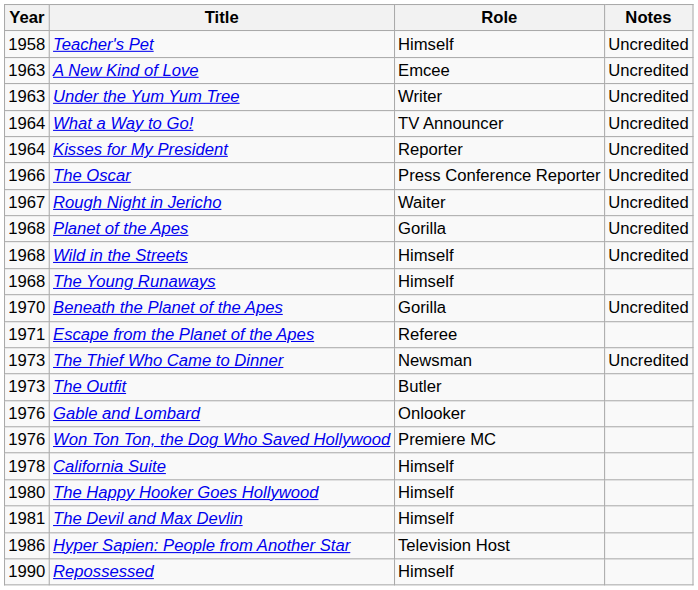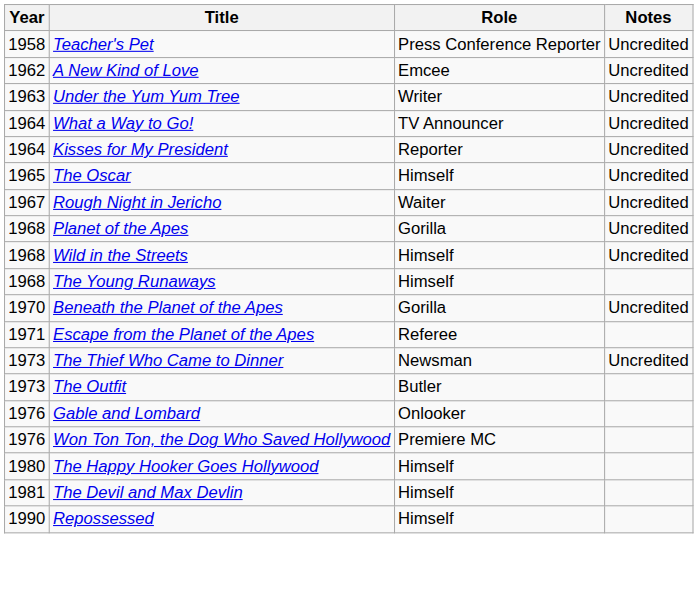(426, 44) Himself -> (499, 44) Press Conference Reporter
(27, 70) 1963 -> (27, 70) 1962
(27, 176) 1966 -> (27, 176) 1965
(499, 176) Press Conference Reporter -> (426, 176) Himself
- row: (109, 466)
- row: (202, 545)
